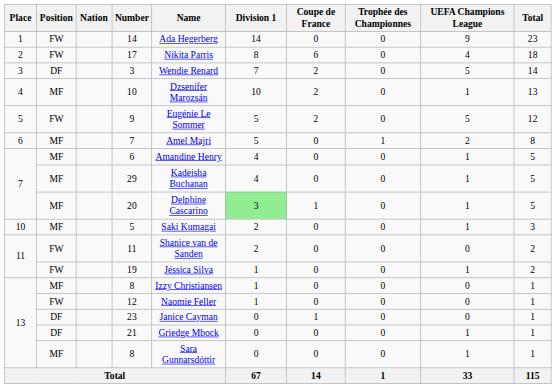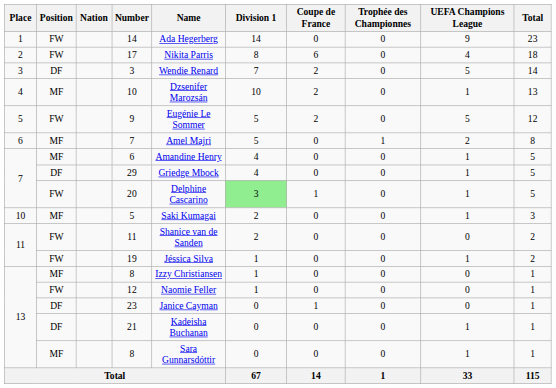(56, 178) MF -> (56, 172) DF
(189, 178) Kadeisha Buchanan -> (189, 172) Griedge Mbock
(56, 205) MF -> (56, 194) FW
(189, 333) Griedge Mbock -> (189, 327) Kadeisha Buchanan
